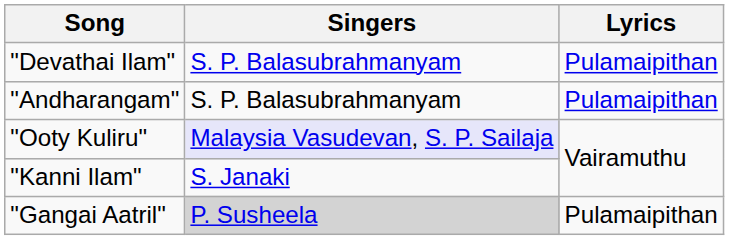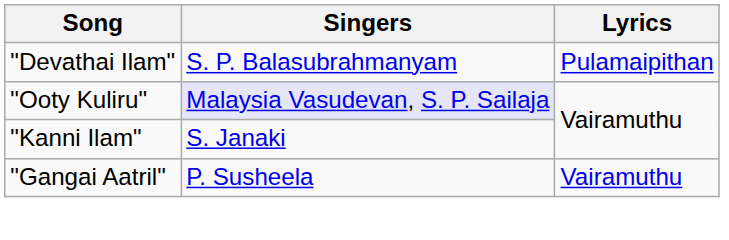- row: (95, 100)
(254, 215) lightgrey background -> (250, 176) no background
(641, 215) Pulamaipithan -> (621, 176) Vairamuthu
